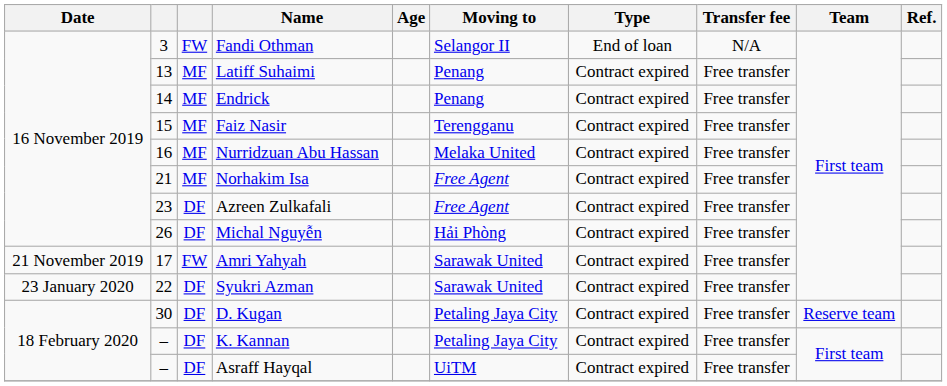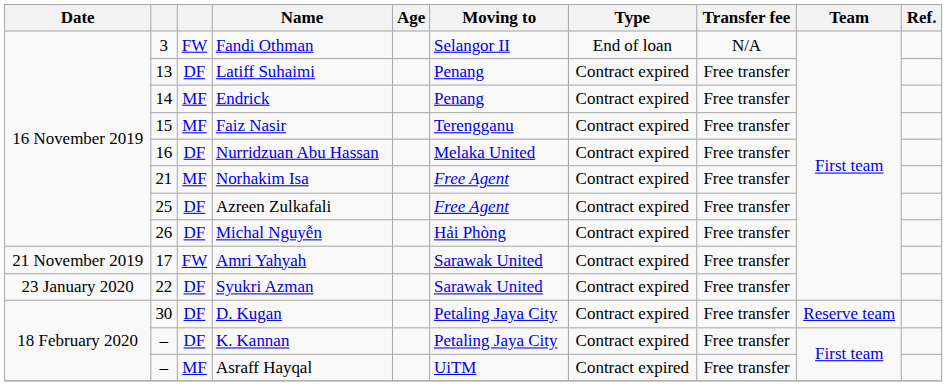(194, 71) MF -> (194, 71) DF
(194, 152) MF -> (194, 152) DF
(164, 206) 23 -> (164, 206) 25
(194, 367) DF -> (194, 367) MF
